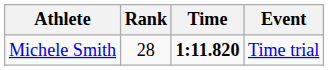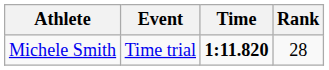columns swapped: (284, 19) <-> (146, 19)
